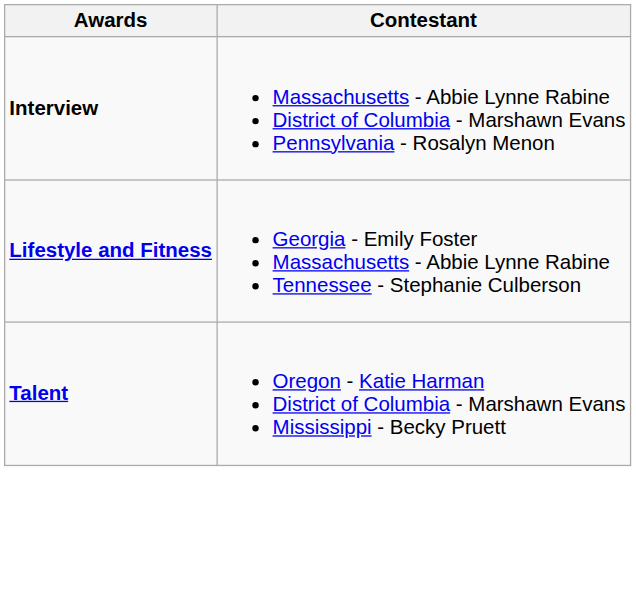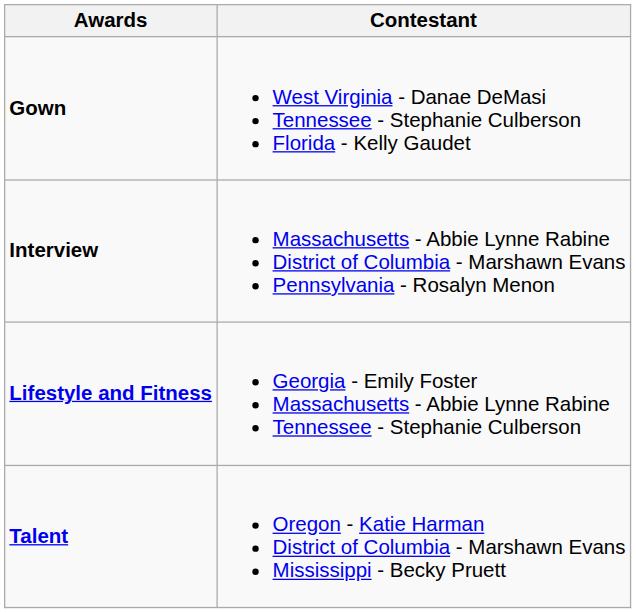+ row: (38, 108)
